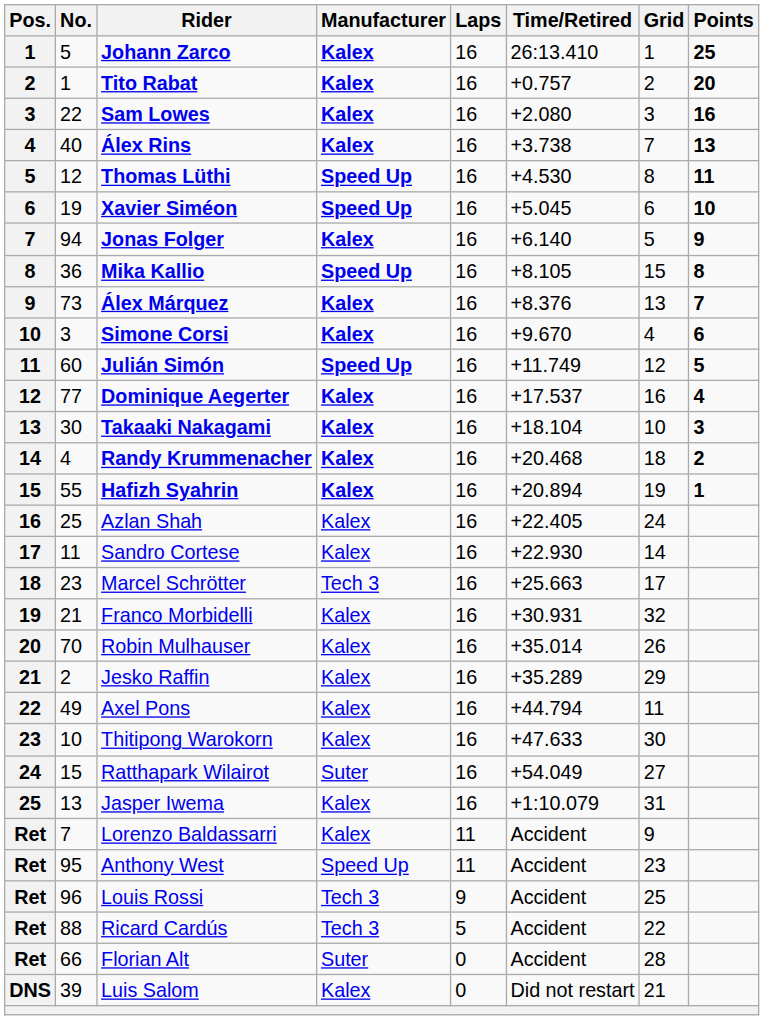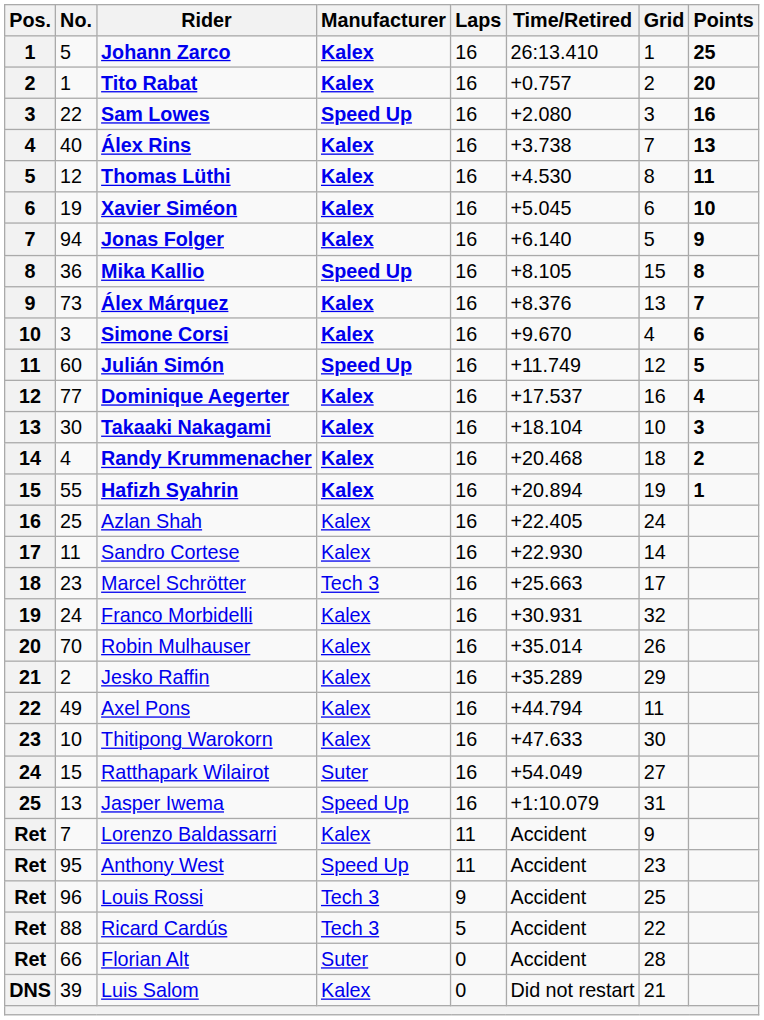(347, 114) Kalex -> (367, 114) Speed Up
(367, 177) Speed Up -> (347, 177) Kalex
(367, 208) Speed Up -> (347, 208) Kalex
(71, 615) 21 -> (71, 615) 24
(346, 803) Kalex -> (365, 803) Speed Up
